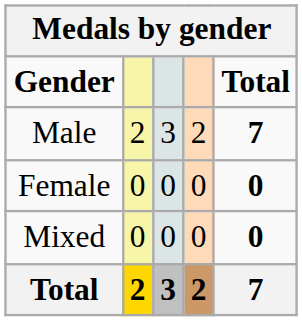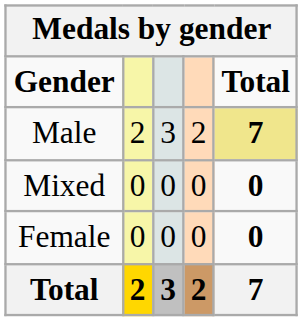(256, 133) no background -> (256, 133) khaki background
rows swapped: (64, 185) <-> (64, 237)
